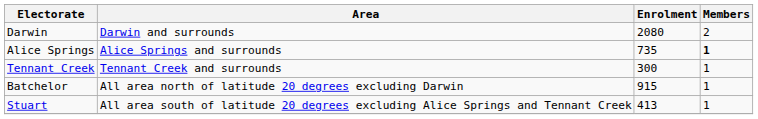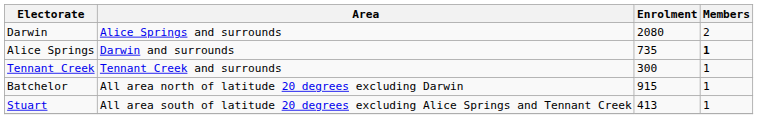(167, 32) Darwin and surrounds -> (191, 32) Alice Springs and surrounds
(191, 50) Alice Springs and surrounds -> (167, 50) Darwin and surrounds
